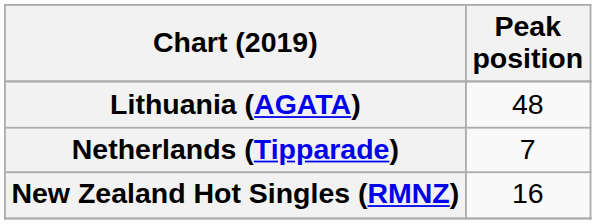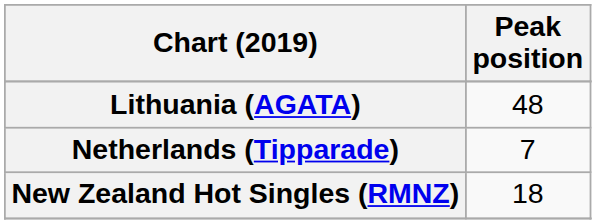(528, 194) 16 -> (528, 194) 18
